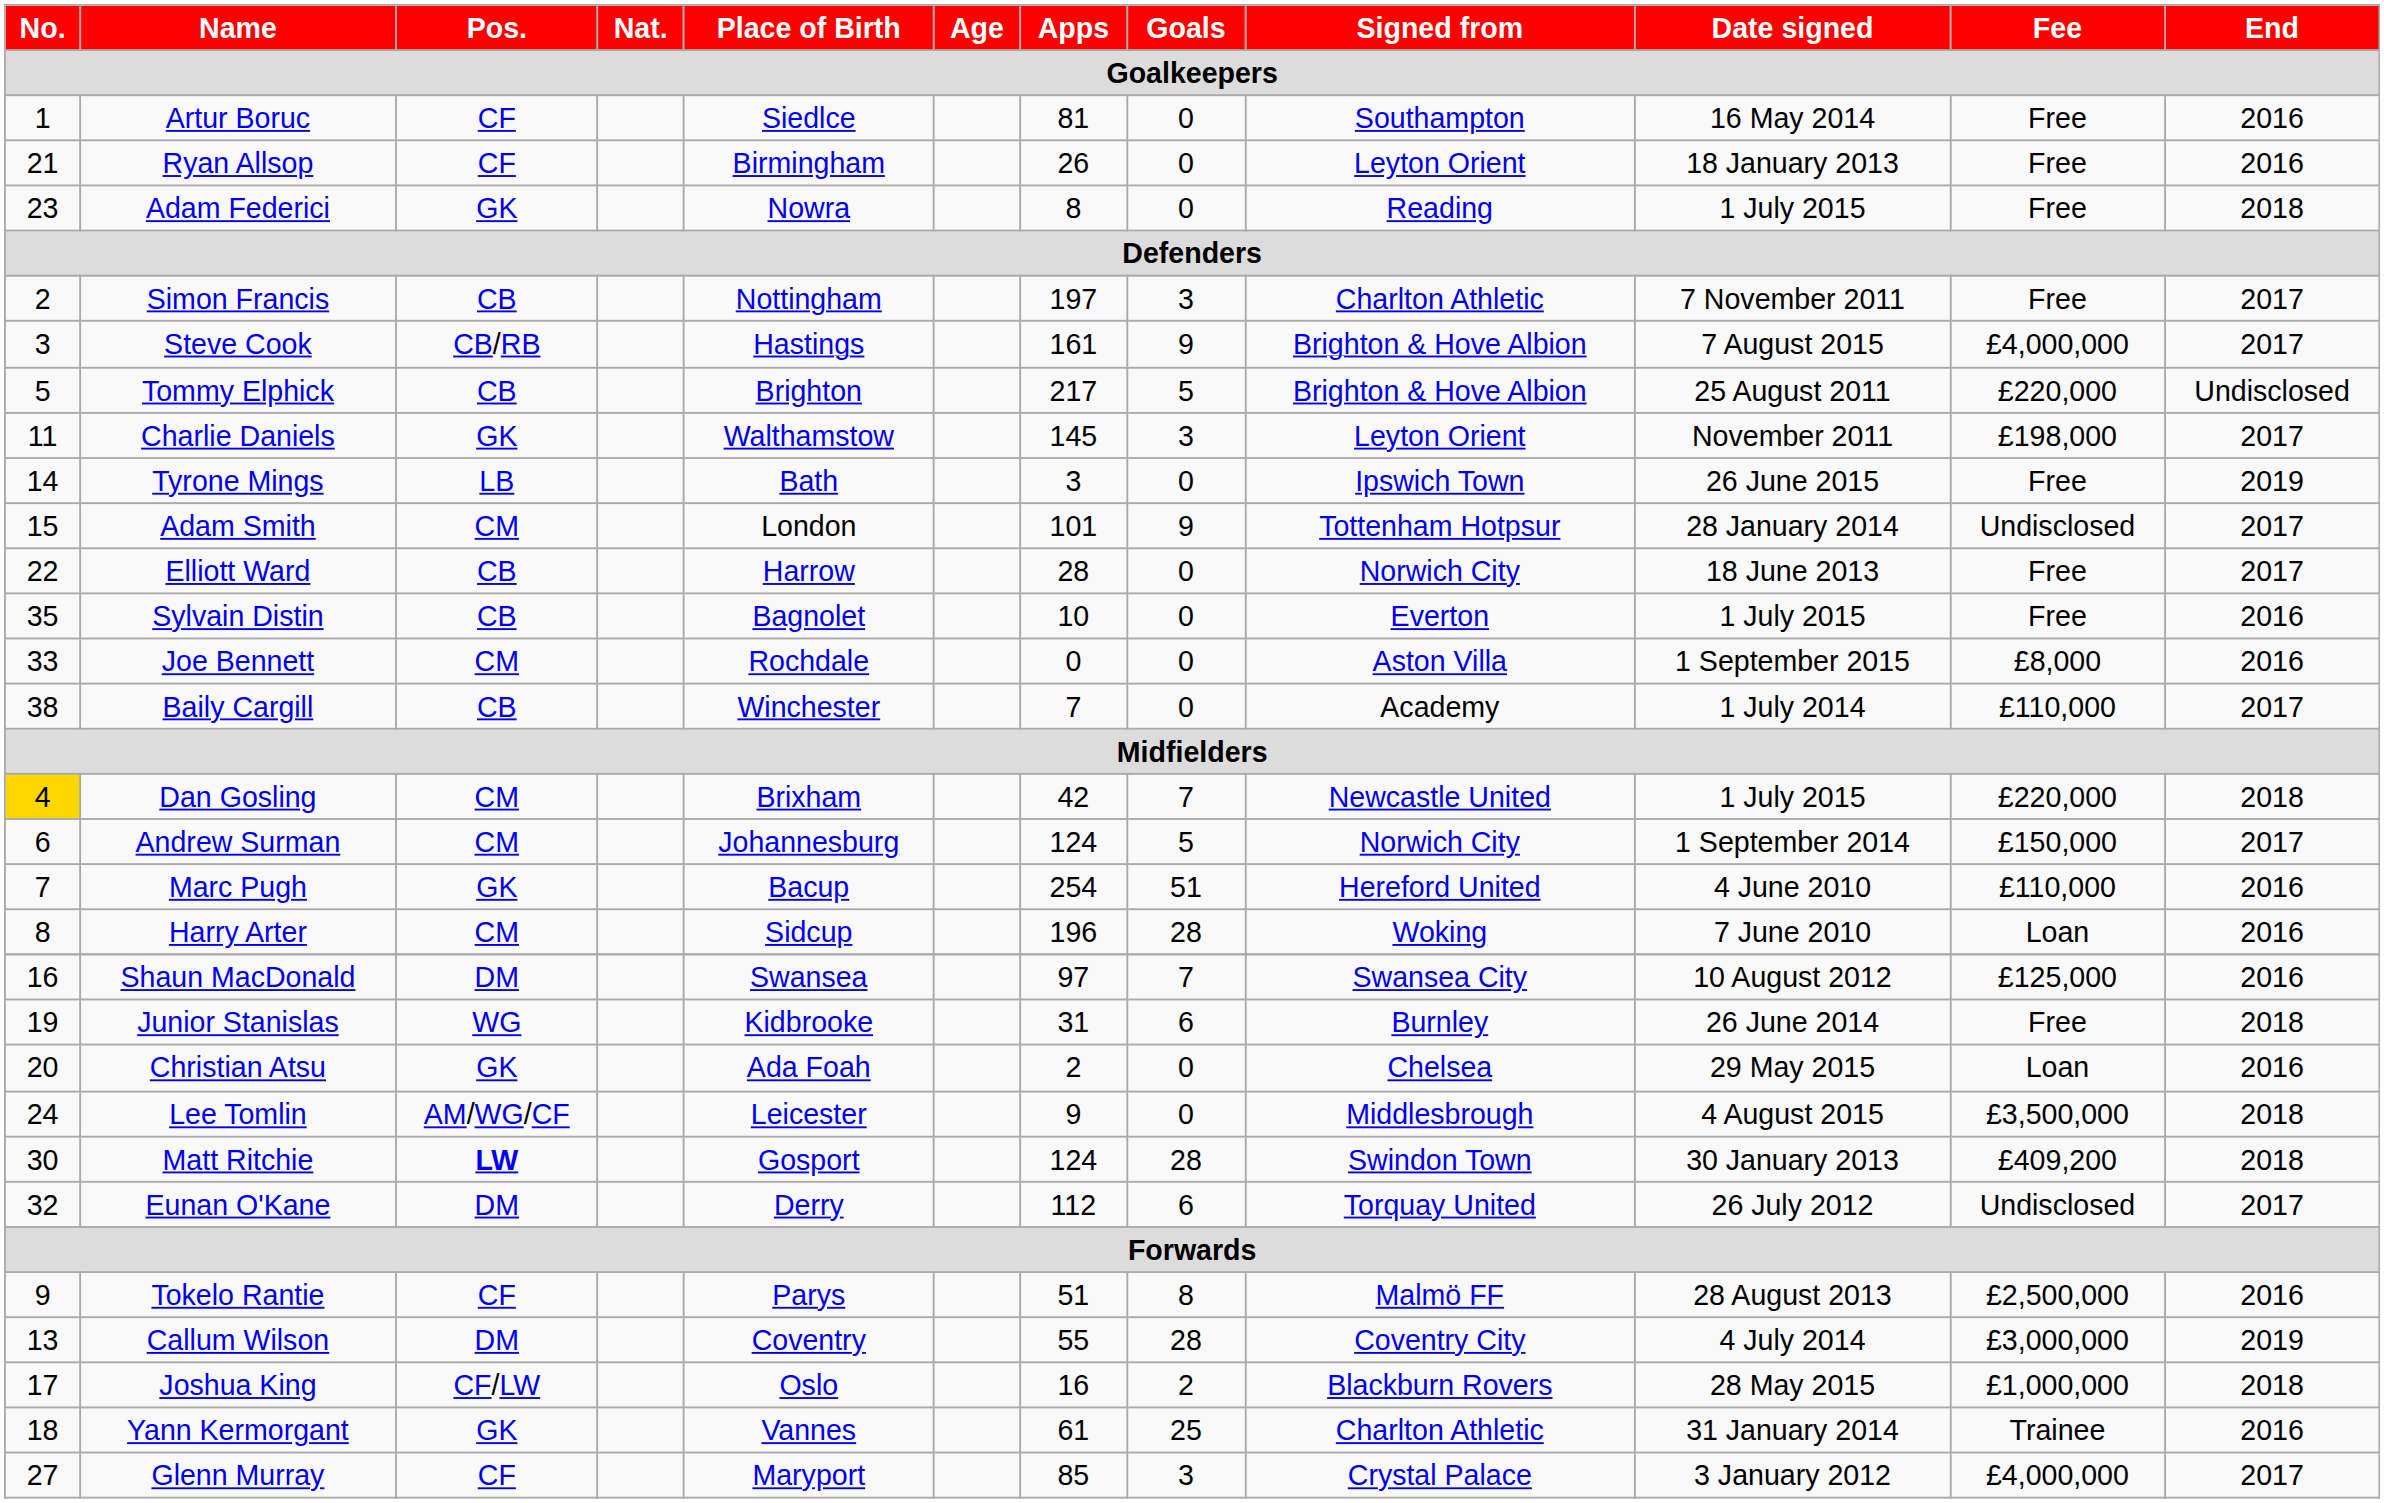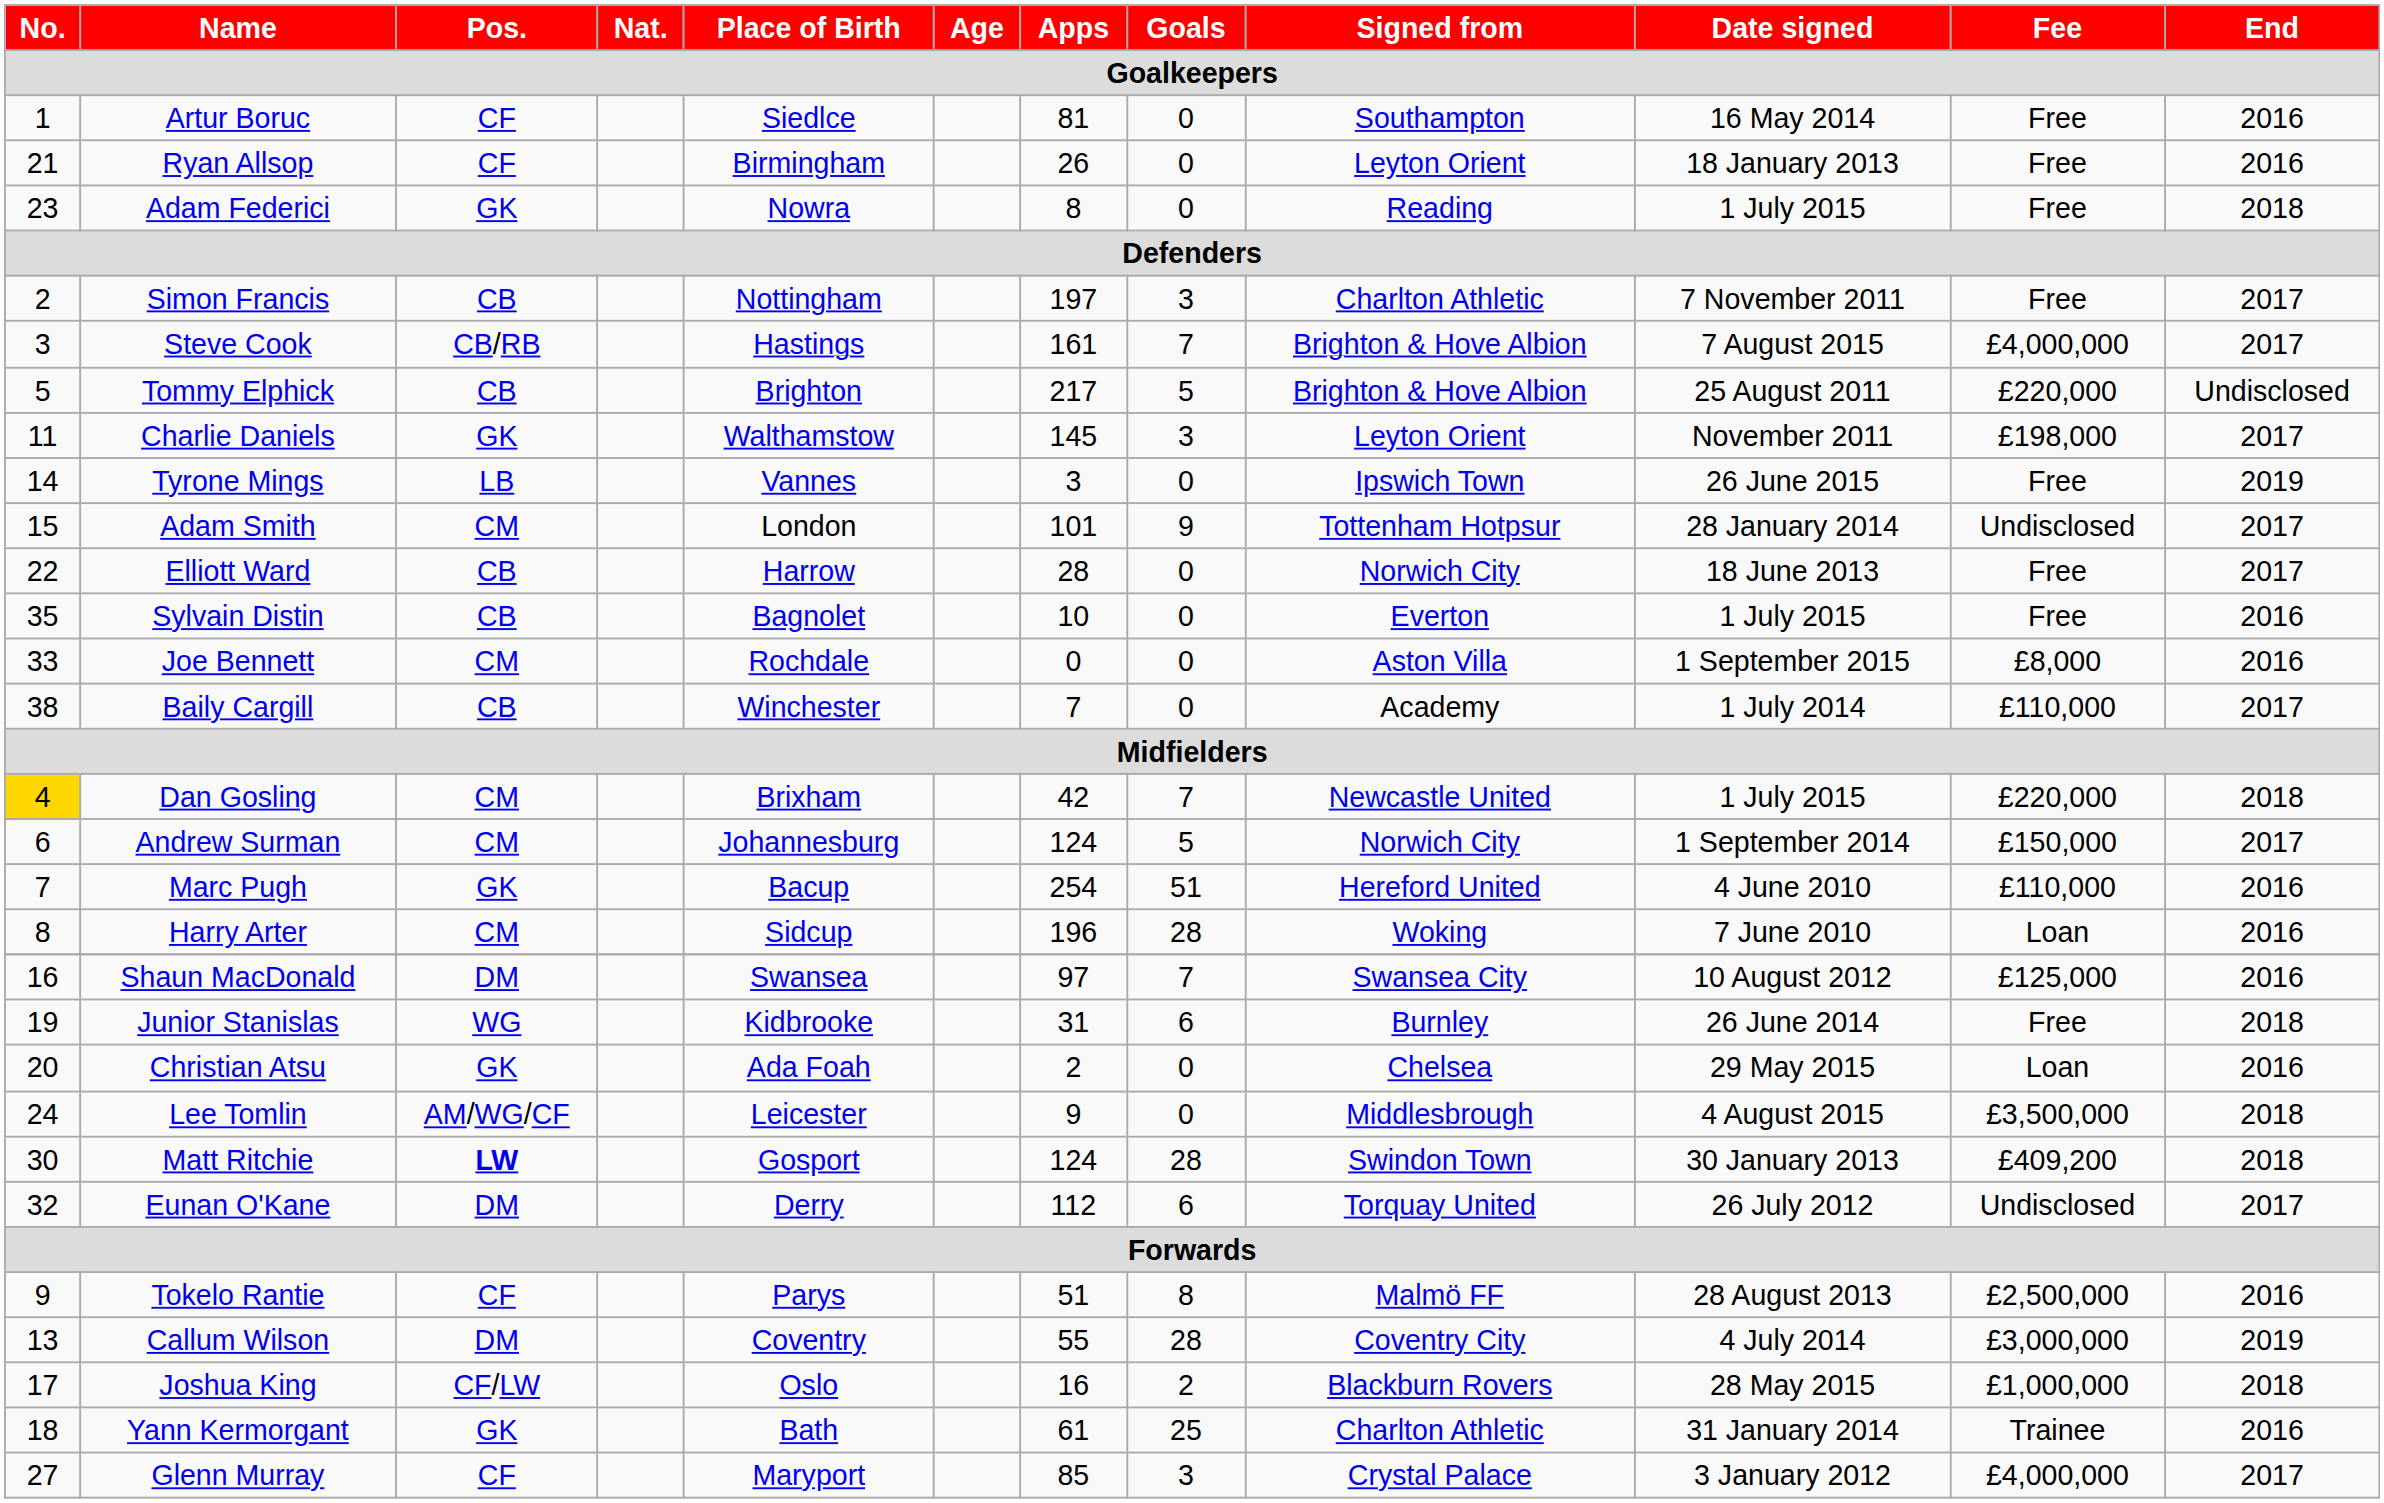(1186, 344) 9 -> (1186, 344) 7
(809, 480) Bath -> (809, 480) Vannes
(809, 1430) Vannes -> (809, 1430) Bath
